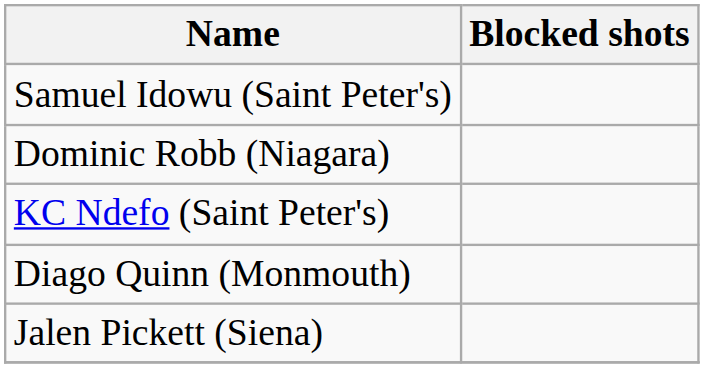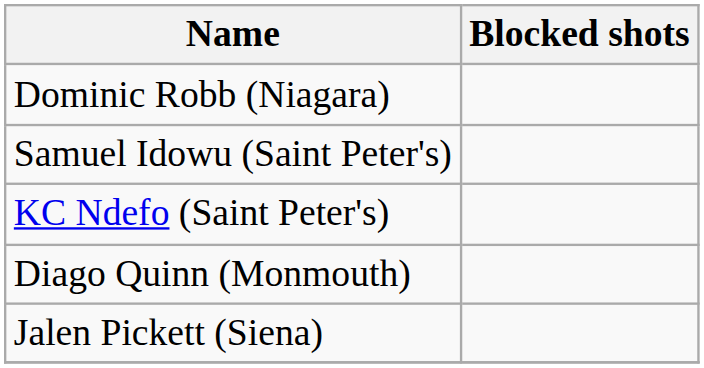rows swapped: (202, 153) <-> (233, 93)
